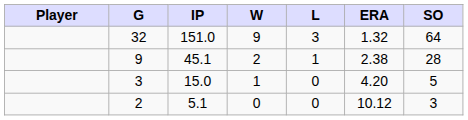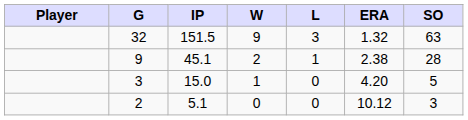(198, 37) 151.0 -> (198, 37) 151.5
(433, 37) 64 -> (433, 37) 63
